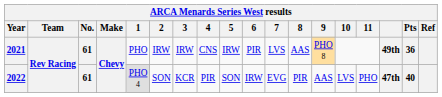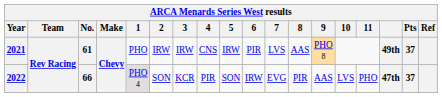(410, 50) 36 -> (410, 50) 37
(87, 78) 61 -> (87, 78) 66
(410, 78) 40 -> (410, 78) 37
